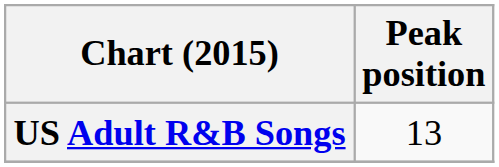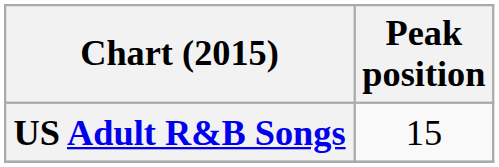(424, 131) 13 -> (424, 131) 15
